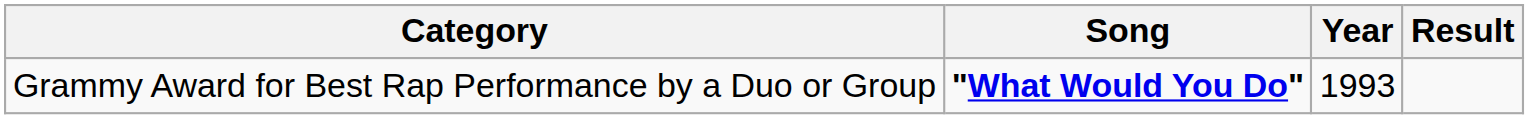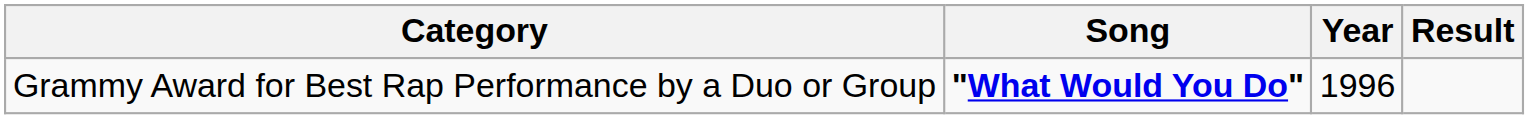(1358, 85) 1993 -> (1358, 85) 1996
